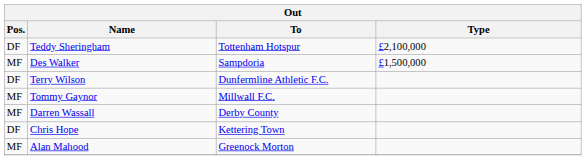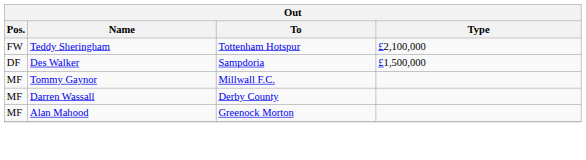(14, 46) DF -> (15, 46) FW
(14, 63) MF -> (14, 63) DF
- row: (58, 79)
- row: (54, 130)
